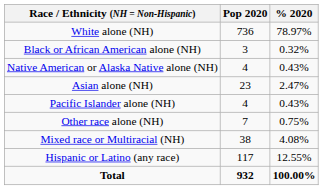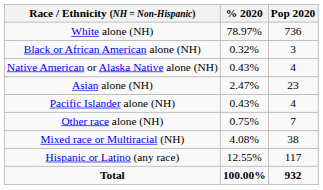columns swapped: (245, 13) <-> (294, 13)
